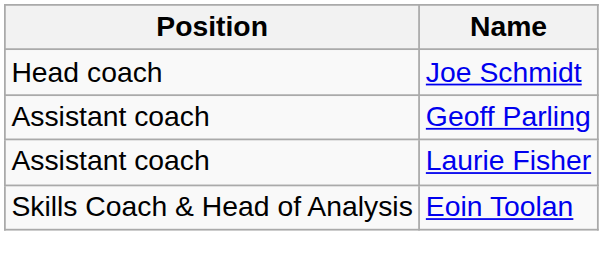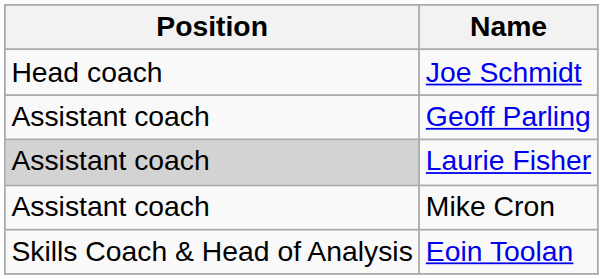(111, 161) no background -> (111, 161) lightgrey background
+ row: (490, 206)
